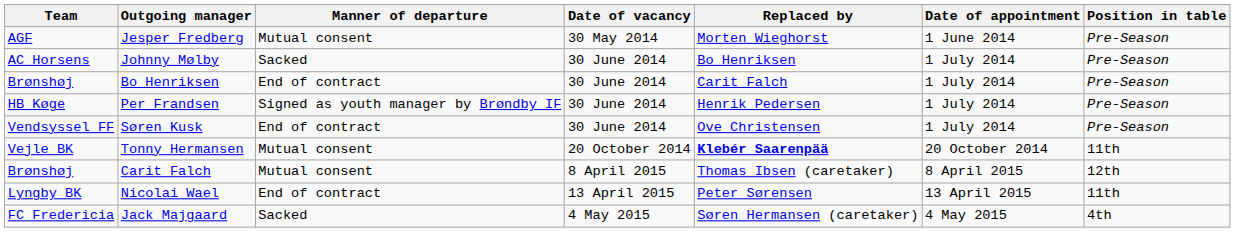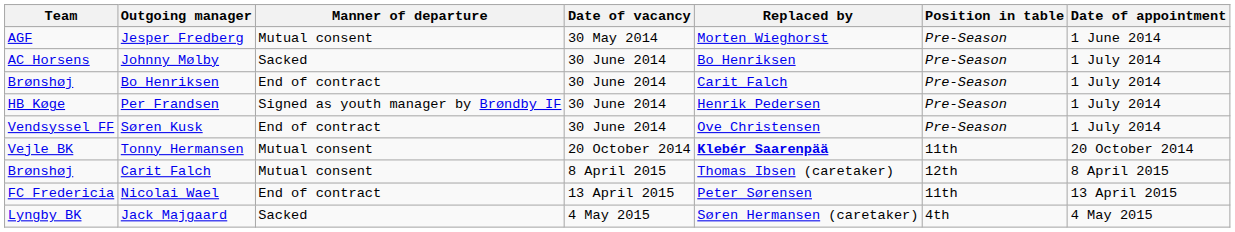columns swapped: (1003, 16) <-> (1157, 16)
(45, 194) Lyngby BK -> (61, 194) FC Fredericia
(61, 216) FC Fredericia -> (45, 216) Lyngby BK
